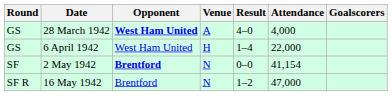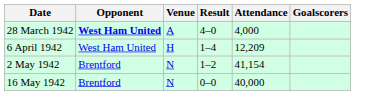- column: (23, 13)
(286, 47) 22,000 -> (249, 47) 12,209
(138, 64) bold -> (99, 64) normal
(244, 64) 0–0 -> (208, 64) 1–2
(244, 82) 1–2 -> (208, 82) 0–0
(286, 82) 47,000 -> (249, 82) 40,000
